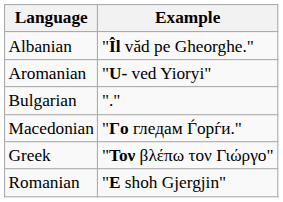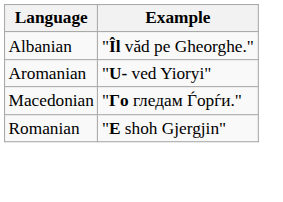- row: (43, 100)
- row: (30, 155)
